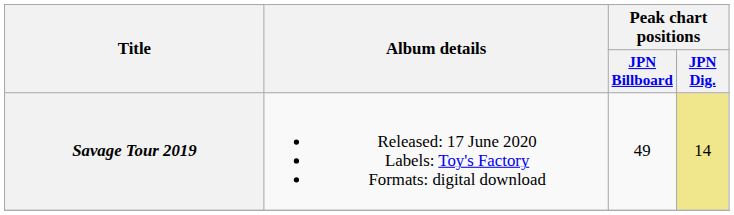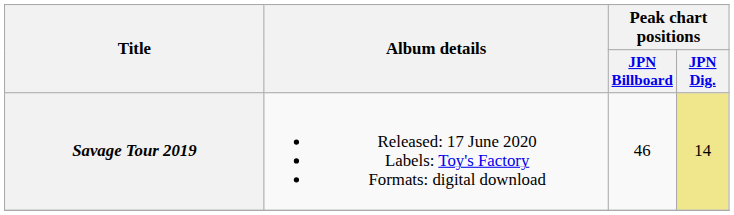(642, 151) 49 -> (642, 151) 46
